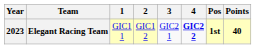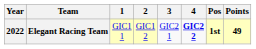(15, 31) 2023 -> (15, 31) 2022
(237, 31) 40 -> (237, 31) 49
